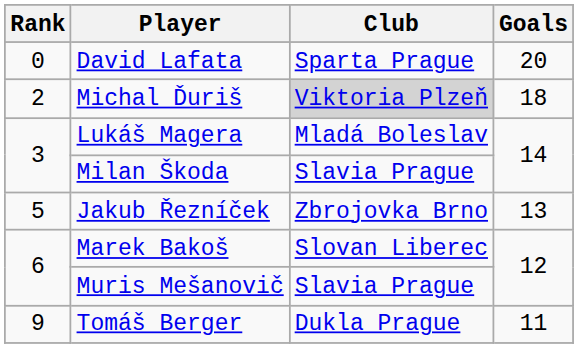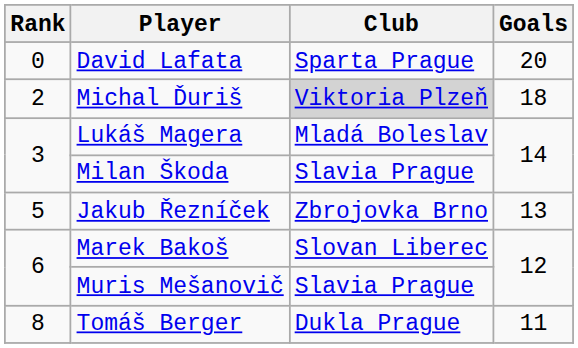(38, 324) 9 -> (38, 324) 8
